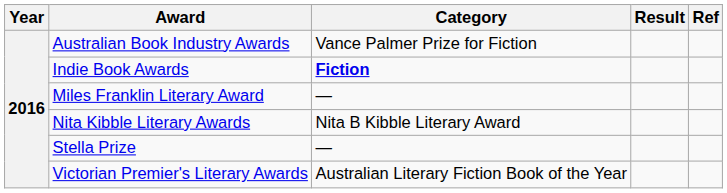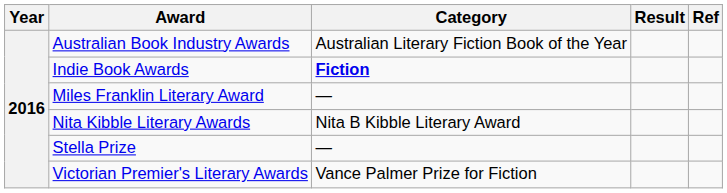(426, 43) Vance Palmer Prize for Fiction -> (471, 43) Australian Literary Fiction Book of the Year
(471, 174) Australian Literary Fiction Book of the Year -> (426, 174) Vance Palmer Prize for Fiction
